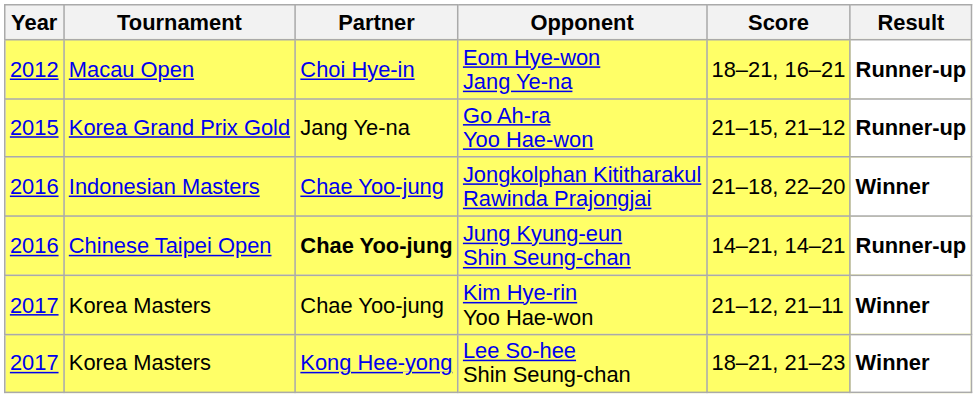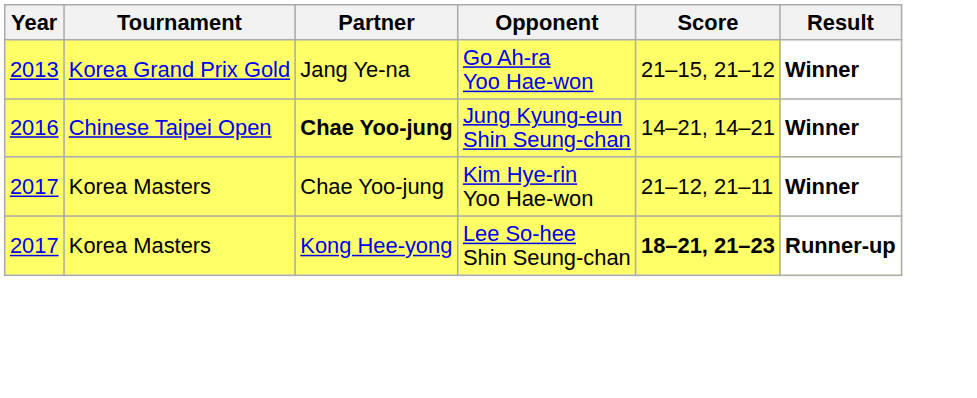- row: (532, 69)
(34, 128) 2015 -> (34, 69) 2013
(911, 128) Runner-up -> (822, 69) Winner
- row: (582, 187)
(911, 246) Runner-up -> (822, 128) Winner
(778, 364) normal -> (708, 246) bold
(893, 364) Winner -> (840, 246) Runner-up
